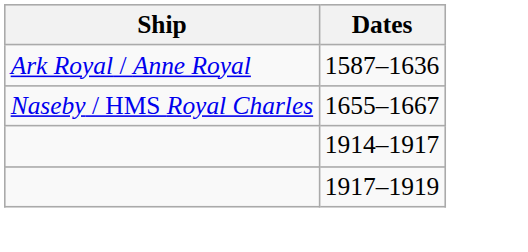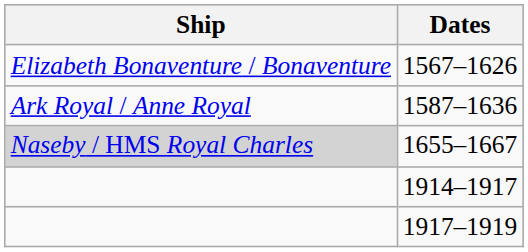+ row: (460, 65)
(162, 105) no background -> (162, 145) lightgrey background
